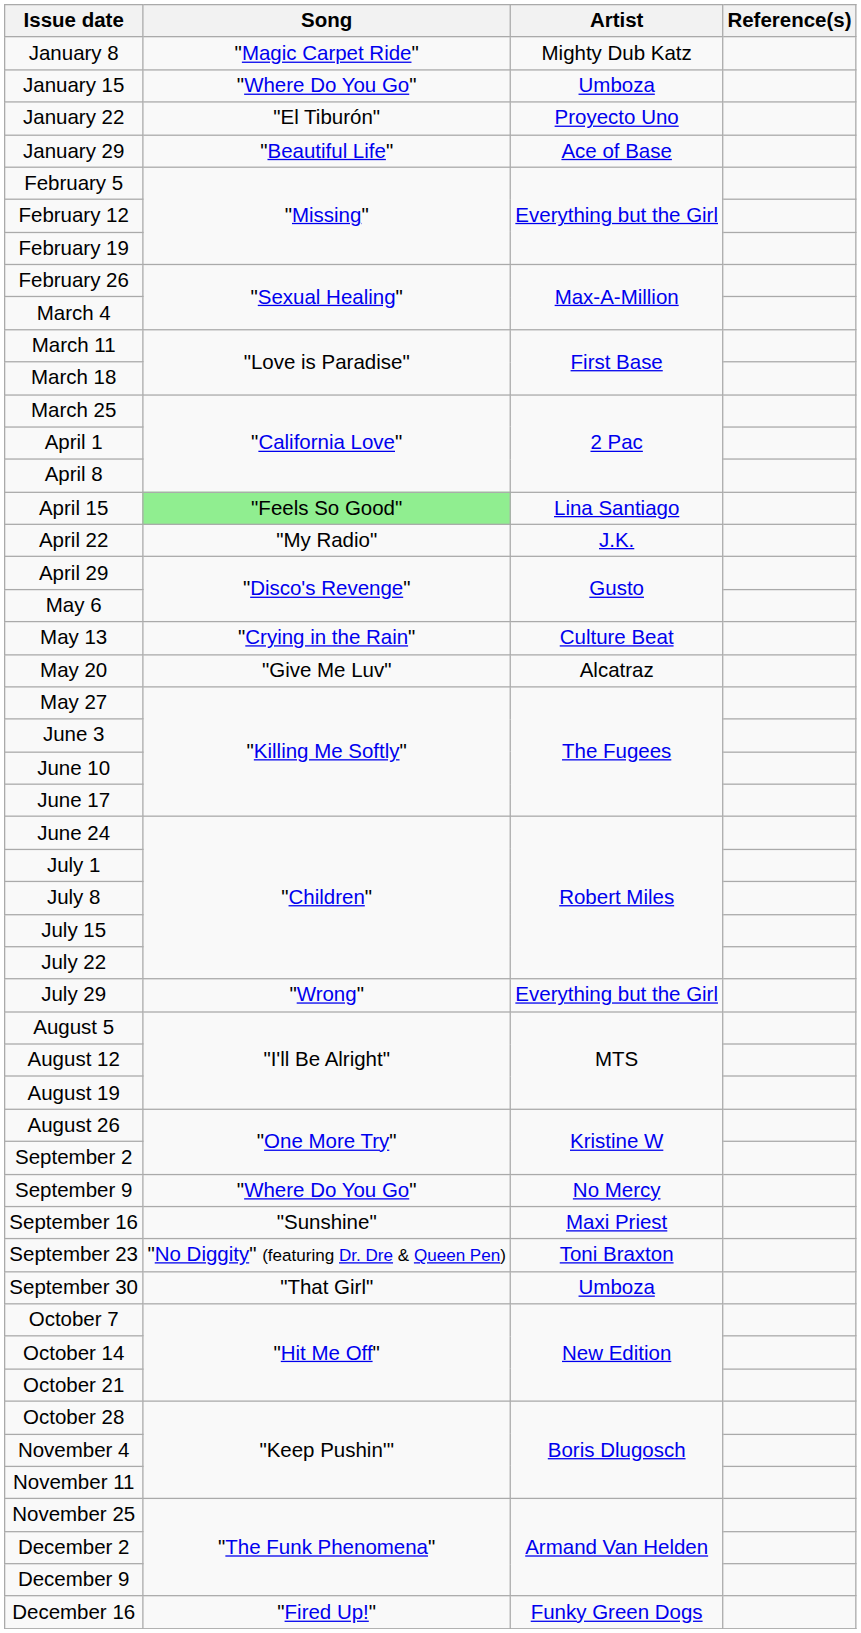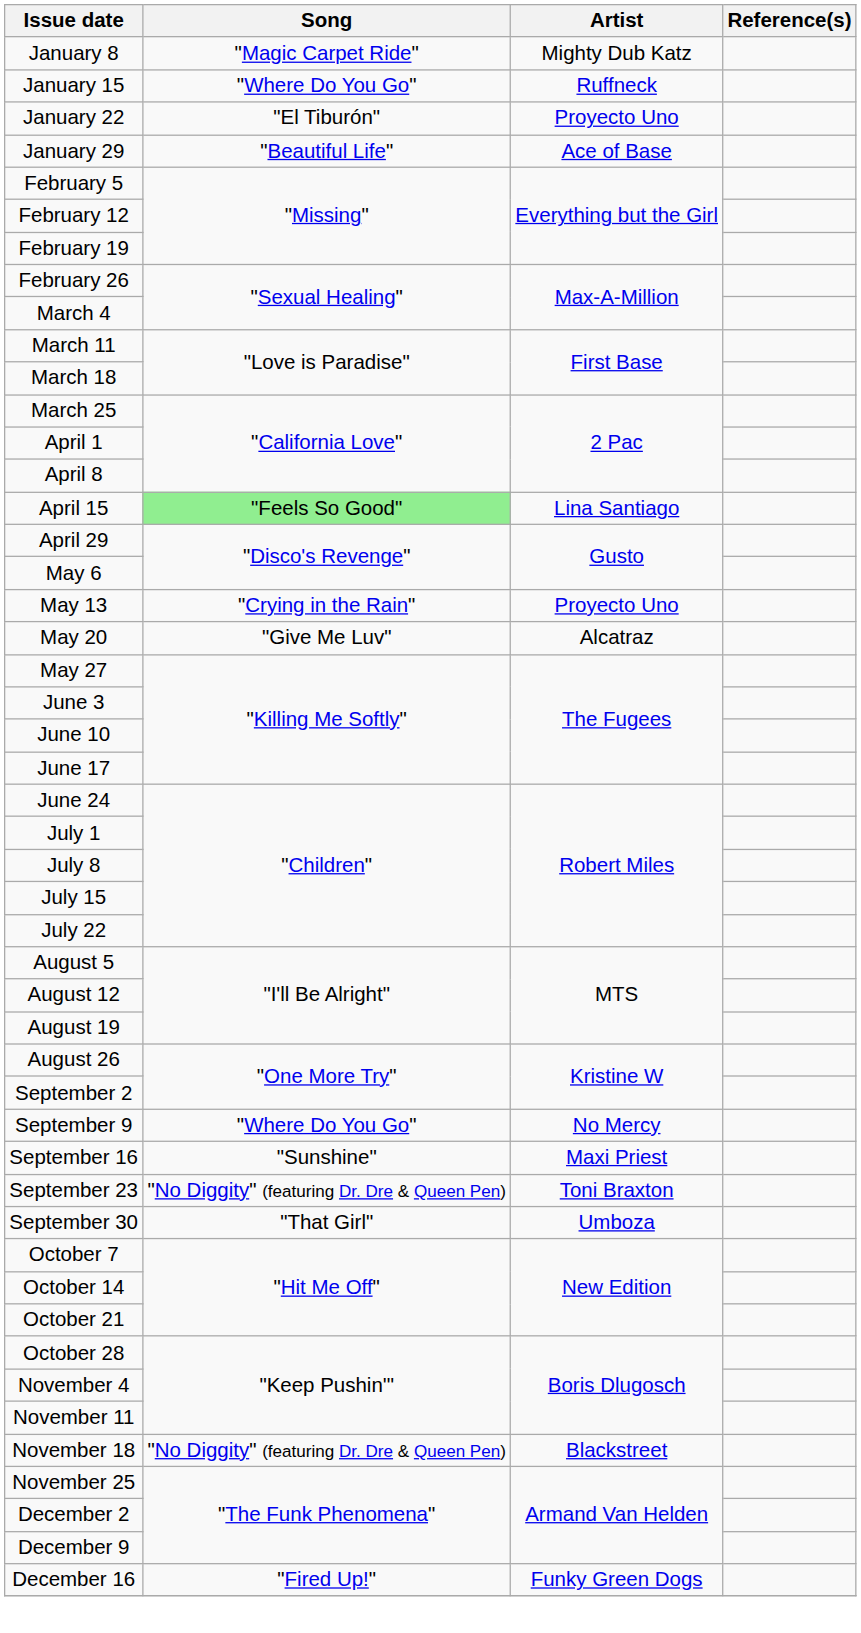(617, 85) Umboza -> (617, 85) Ruffneck
- row: (74, 540)
(617, 637) Culture Beat -> (617, 605) Proyecto Uno
- row: (74, 995)
+ row: (74, 1449)
